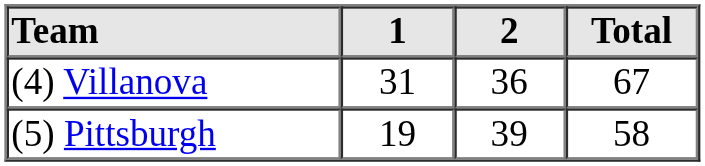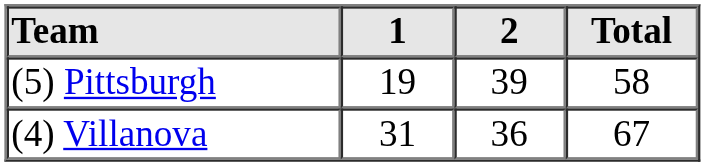rows swapped: (114, 133) <-> (109, 82)
